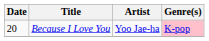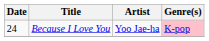(12, 28) 20 -> (12, 28) 24
